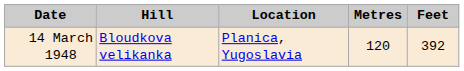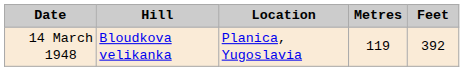(378, 47) 120 -> (378, 47) 119
